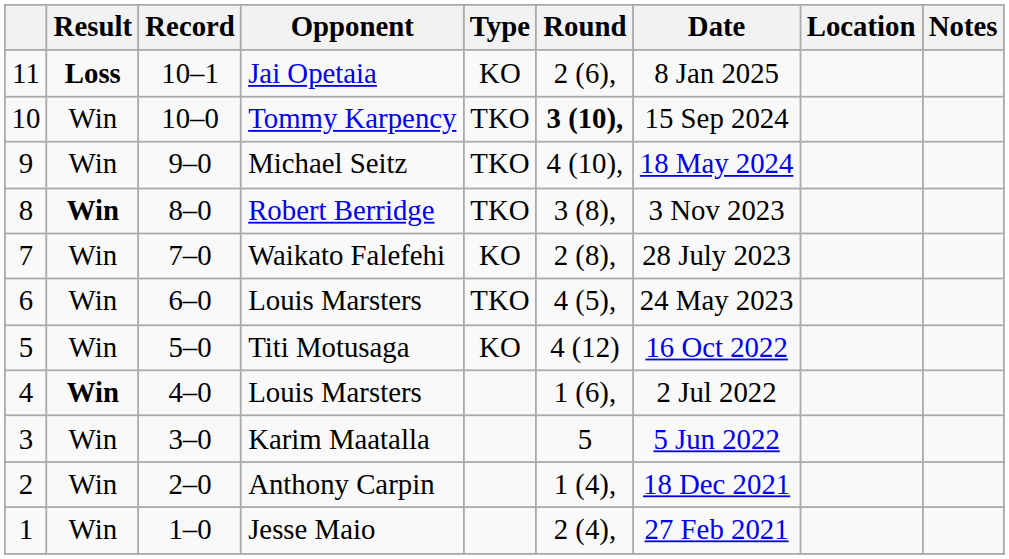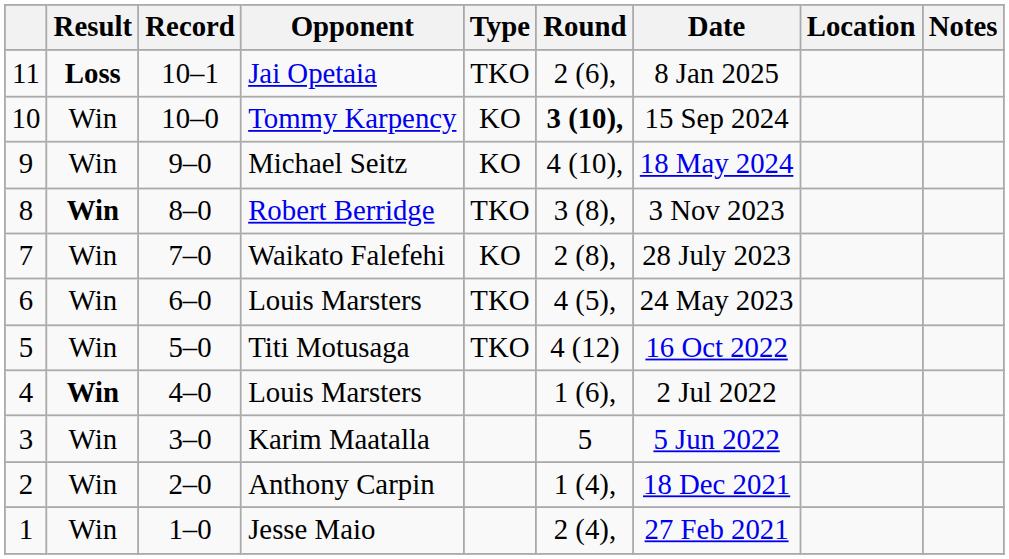(500, 73) KO -> (500, 73) TKO
(500, 118) TKO -> (500, 118) KO
(500, 164) TKO -> (500, 164) KO
(500, 347) KO -> (500, 347) TKO
